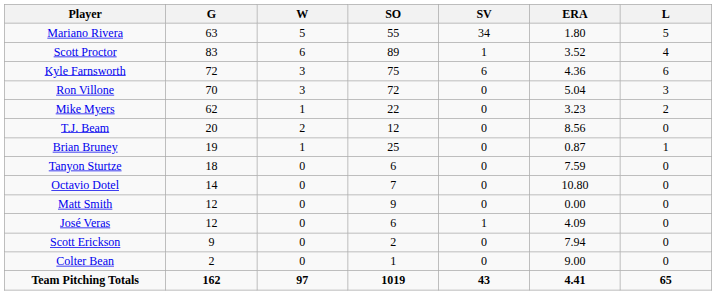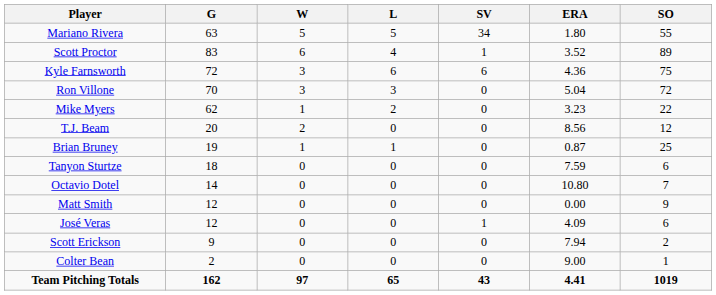columns swapped: (666, 14) <-> (393, 14)
